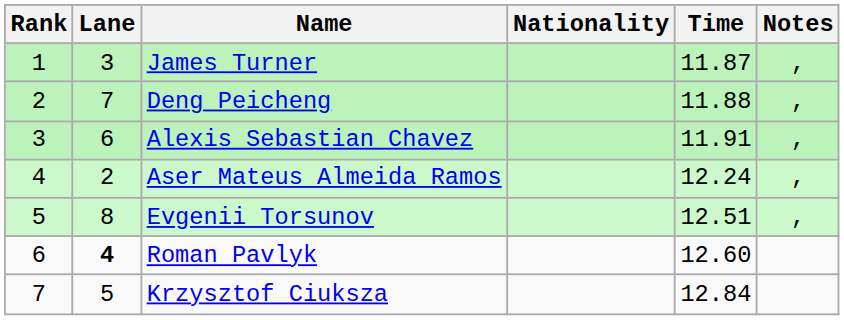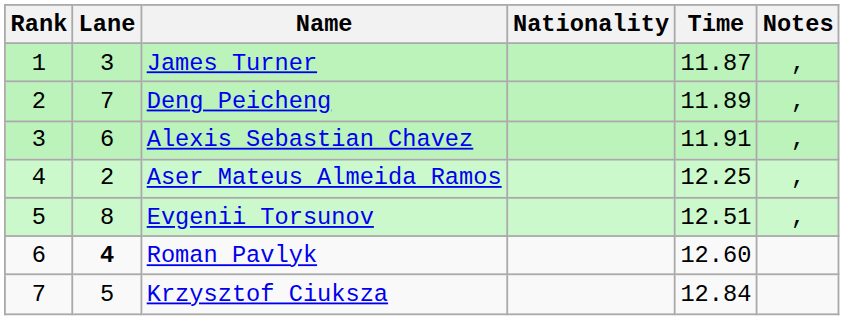(716, 101) 11.88 -> (716, 101) 11.89
(716, 178) 12.24 -> (716, 178) 12.25
